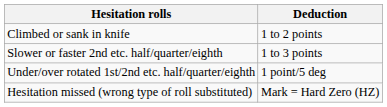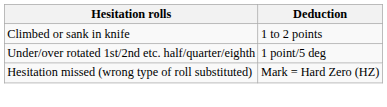- row: (115, 53)
